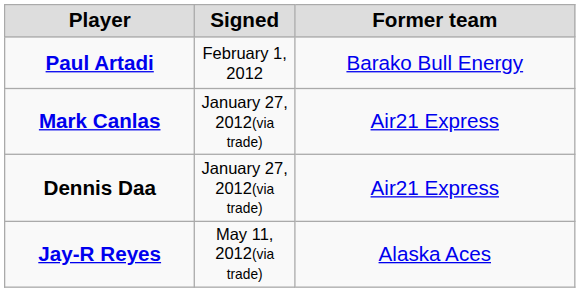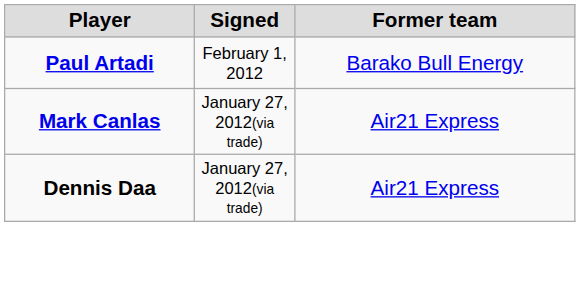- row: (100, 253)
